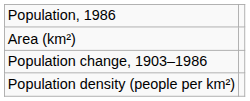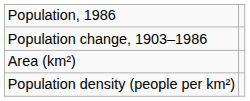rows swapped: (107, 61) <-> (42, 38)
